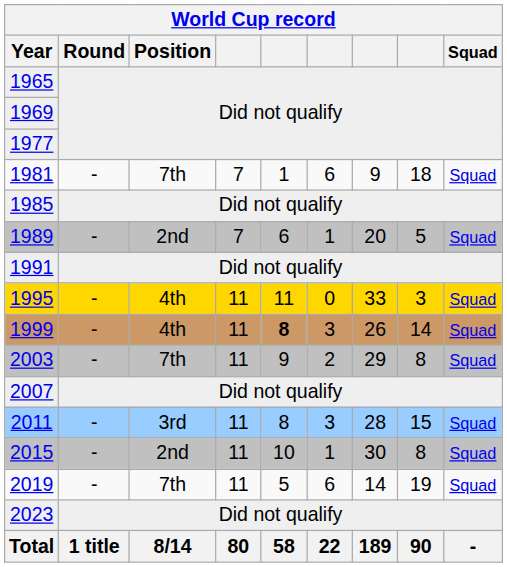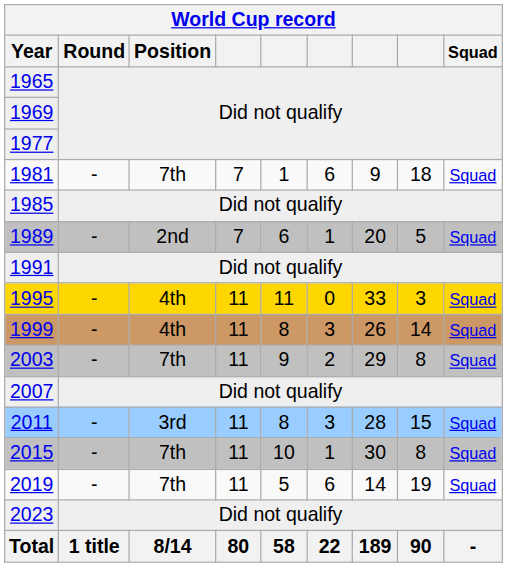(284, 329) bold -> (284, 329) normal
(173, 453) 2nd -> (173, 453) 7th
